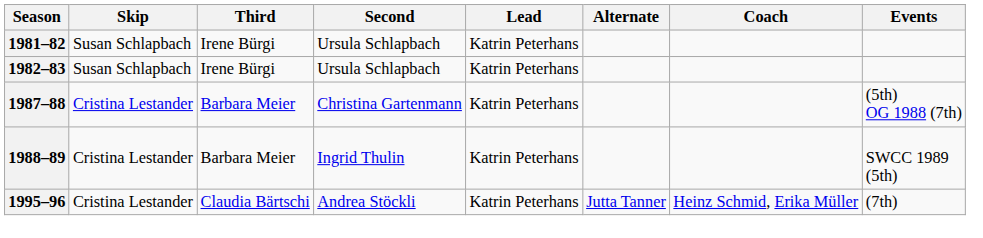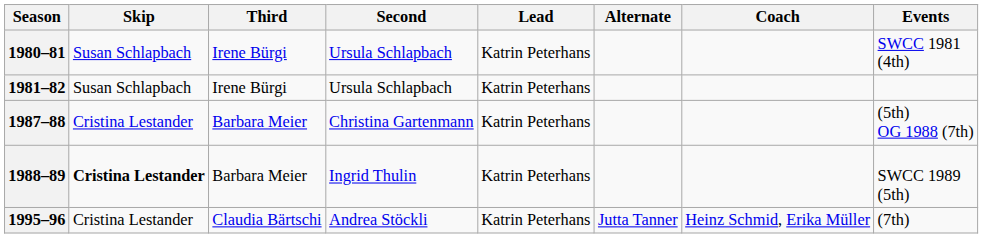+ row: (37, 52)
- row: (37, 69)
(133, 157) normal -> (139, 176) bold
